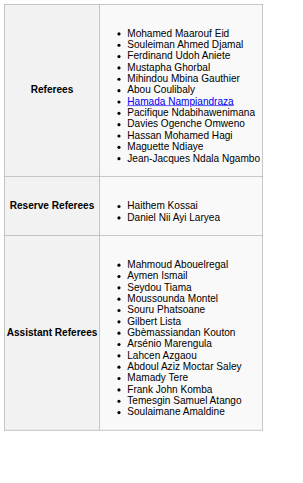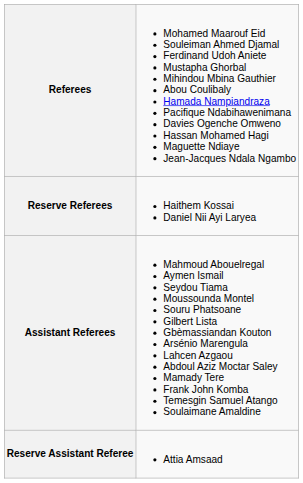+ row: (70, 454)
